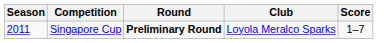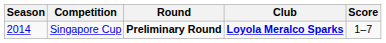(18, 30) 2011 -> (19, 30) 2014
(281, 30) normal -> (285, 30) bold
